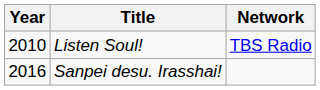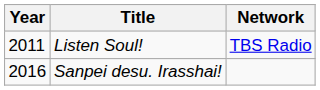(27, 44) 2010 -> (27, 44) 2011
